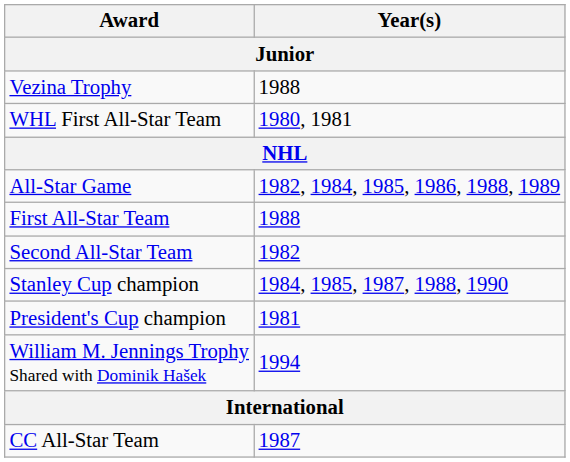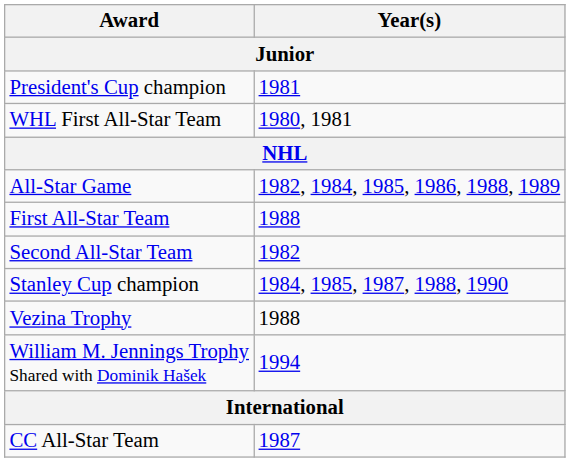rows swapped: (118, 317) <-> (70, 86)
